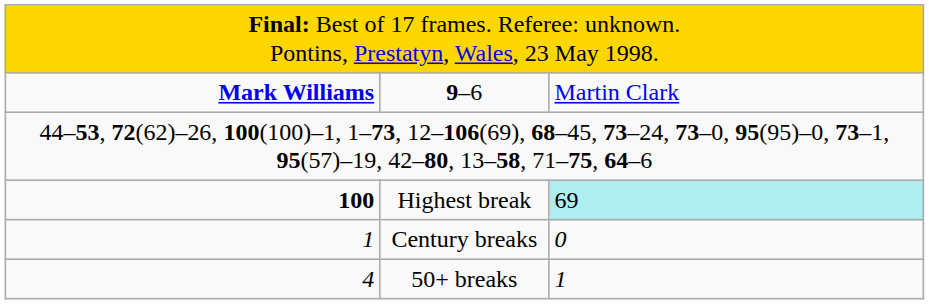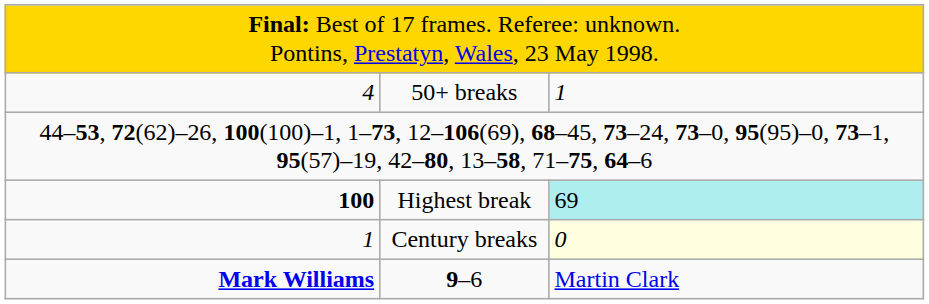rows swapped: (464, 92) <-> (464, 279)
(561, 239) no background -> (561, 239) lightyellow background
